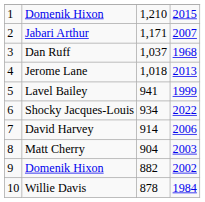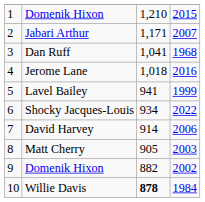(153, 52) 1,037 -> (153, 52) 1,041
(185, 71) 2013 -> (185, 71) 2016
(149, 149) 904 -> (149, 149) 905
(149, 187) normal -> (149, 187) bold
